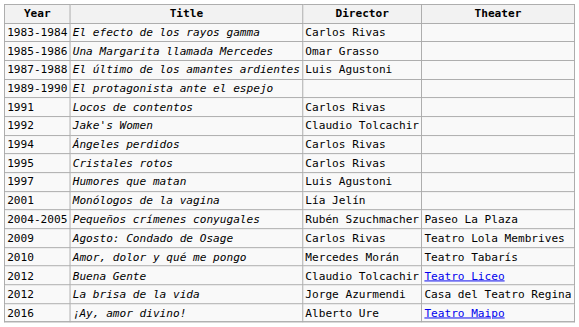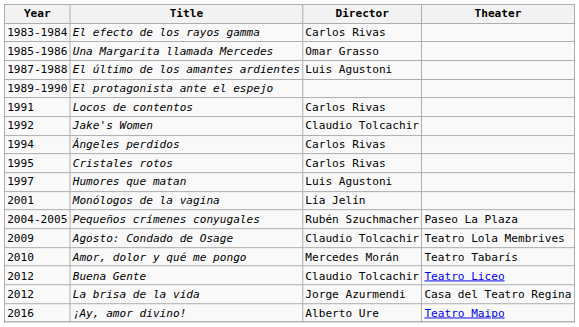(345, 238) Carlos Rivas -> (362, 238) Claudio Tolcachir
